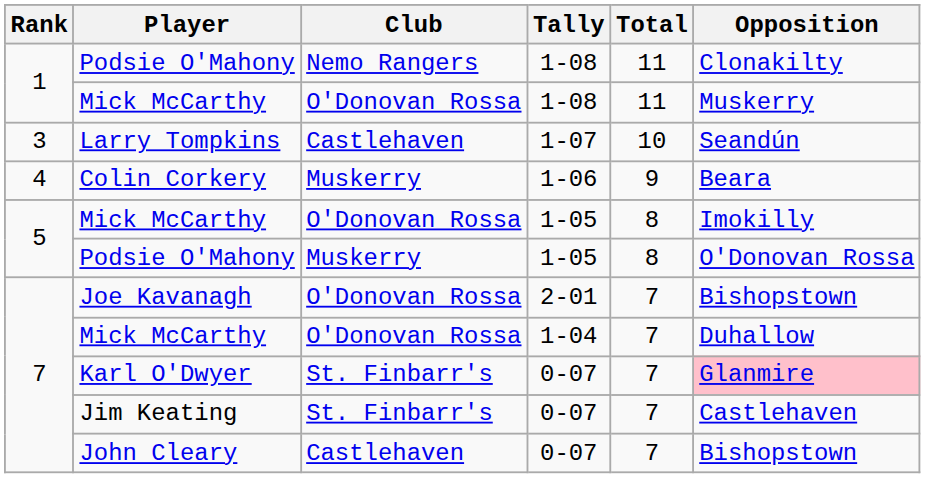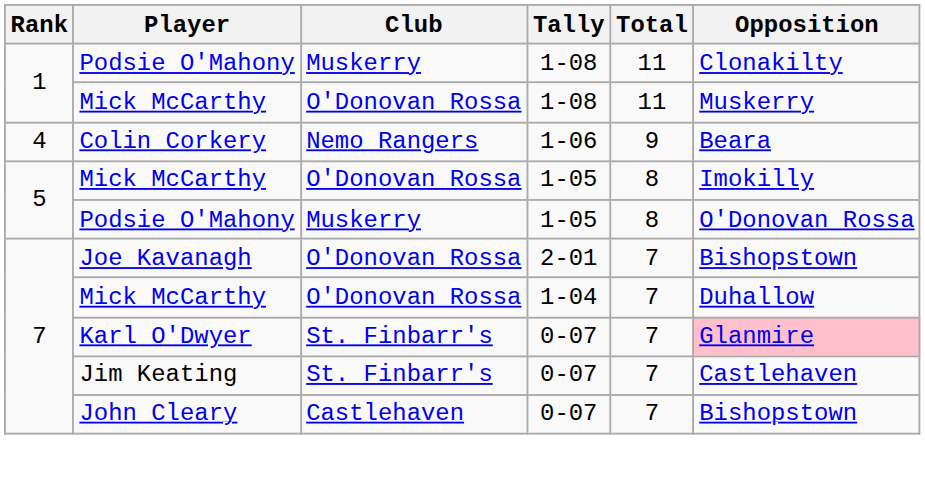(392, 63) Nemo Rangers -> (364, 63) Muskerry
- row: (180, 141)
(364, 180) Muskerry -> (392, 141) Nemo Rangers
